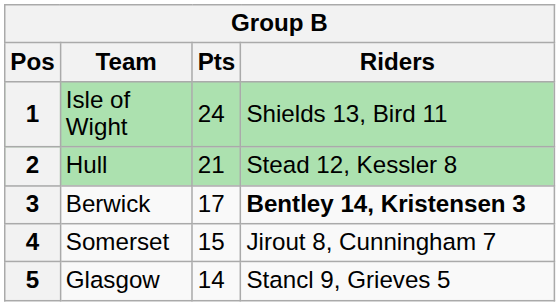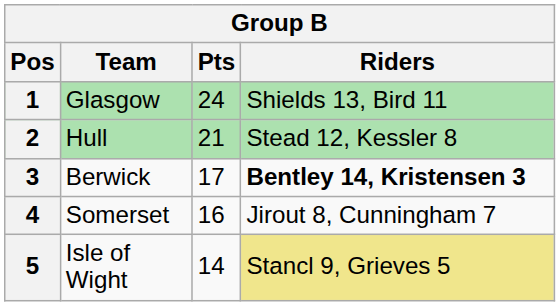(98, 113) Isle of Wight -> (113, 100) Glasgow
(211, 242) 15 -> (211, 215) 16
(113, 280) Glasgow -> (98, 267) Isle of Wight
(349, 280) no background -> (349, 267) khaki background
